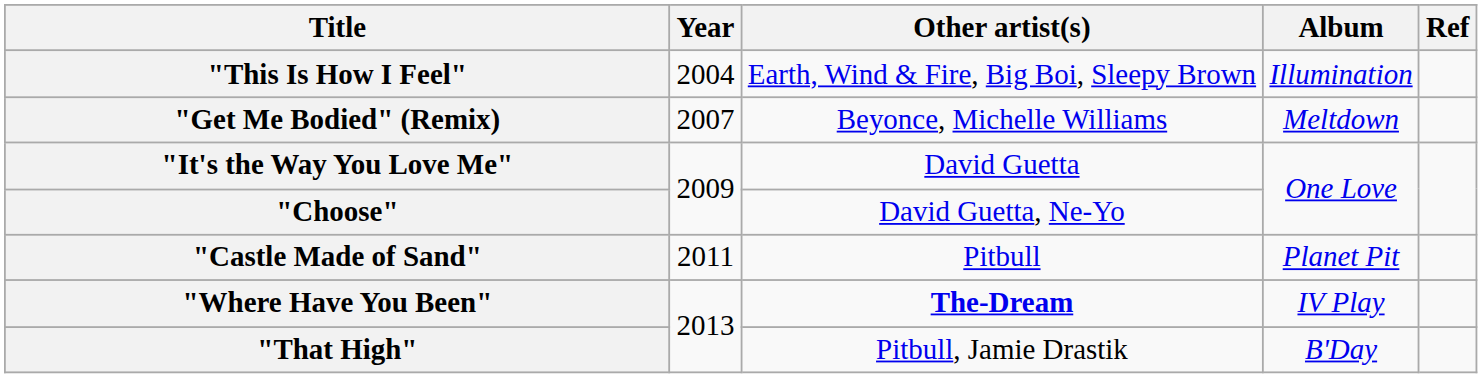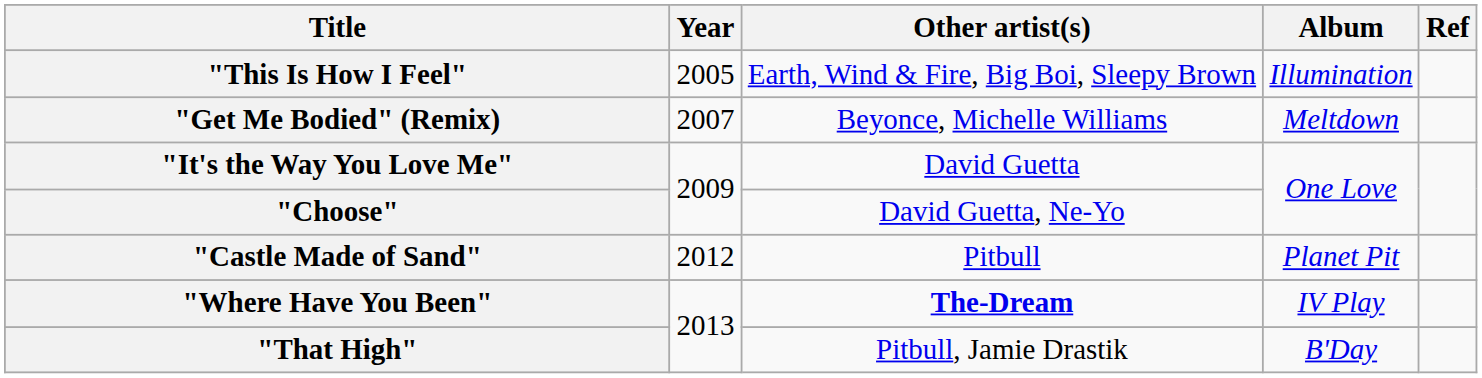(705, 73) 2004 -> (705, 73) 2005
(705, 257) 2011 -> (705, 257) 2012
